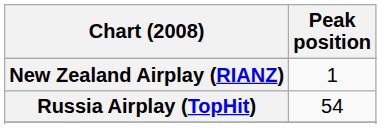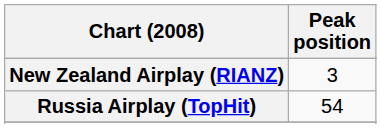(332, 74) 1 -> (332, 74) 3
